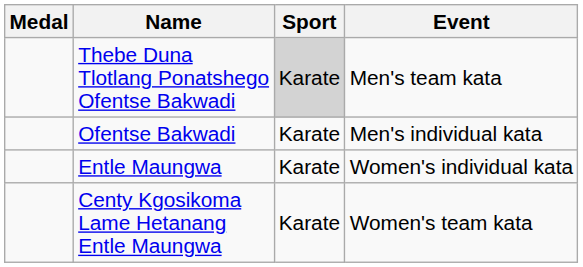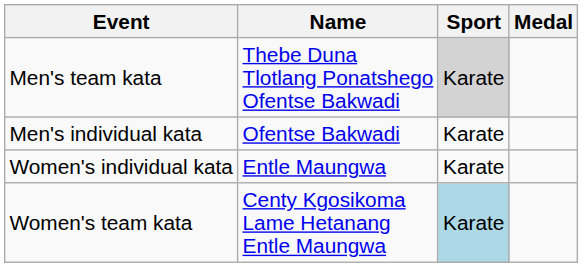columns swapped: (39, 21) <-> (461, 21)
(309, 223) no background -> (474, 223) lightblue background
